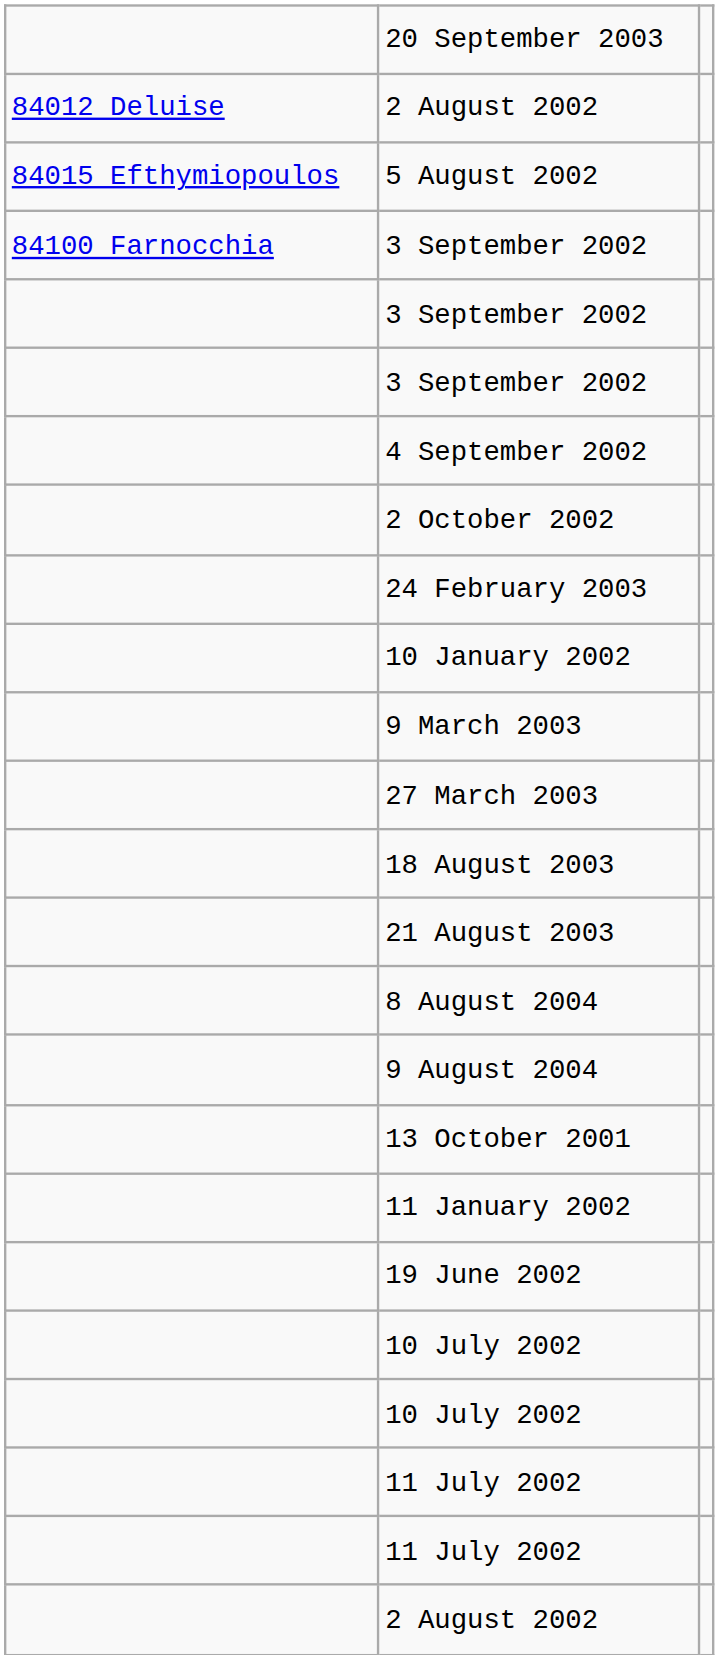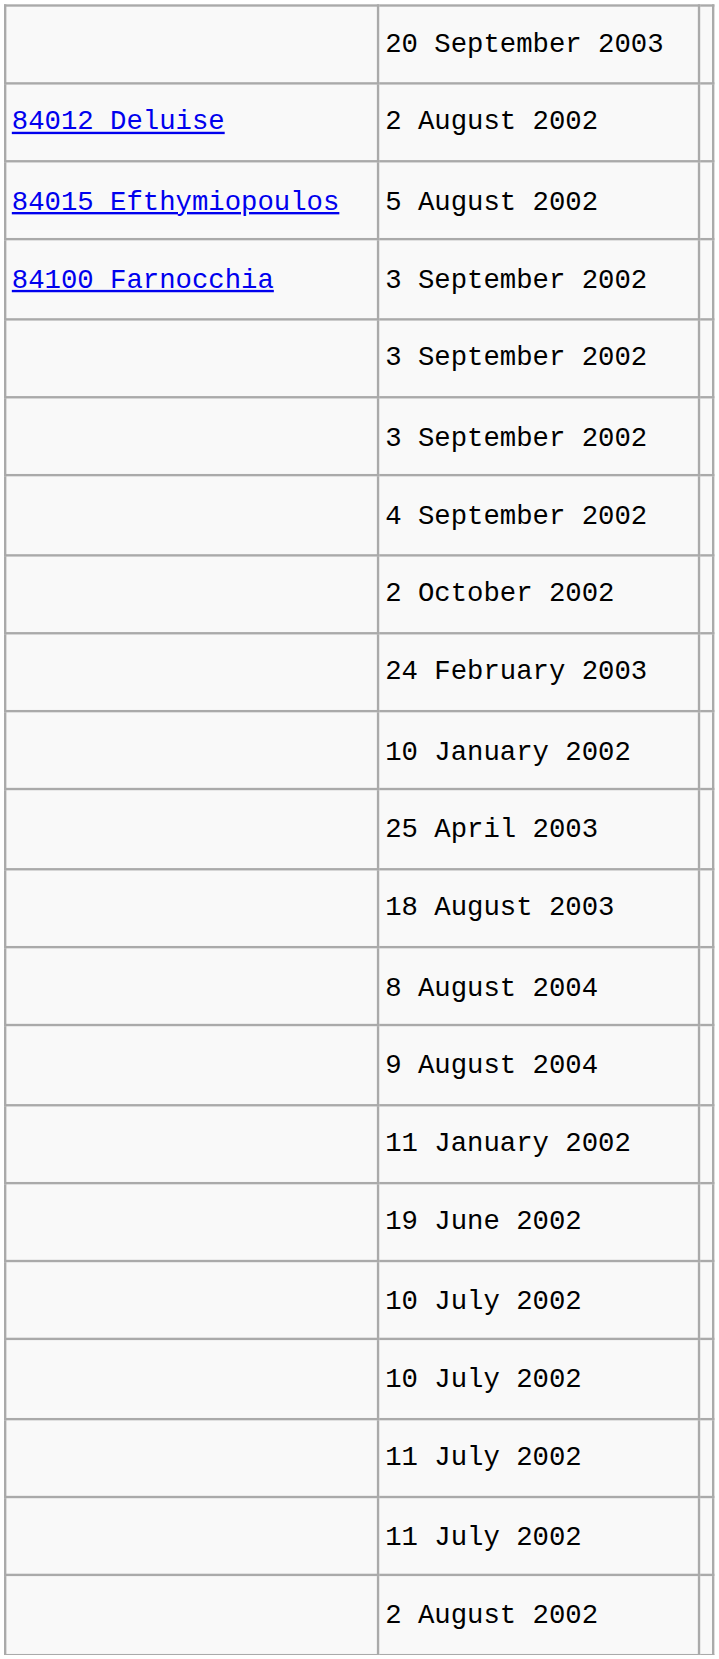- row: (192, 726)
- row: (192, 795)
+ row: (192, 829)
- row: (192, 932)
- row: (192, 1139)
